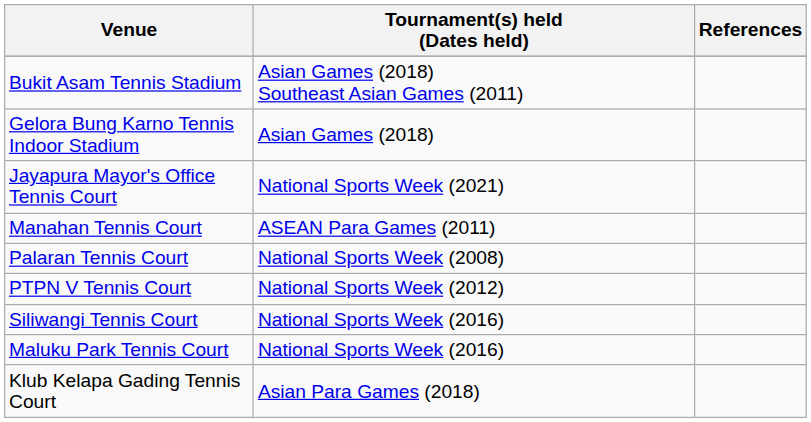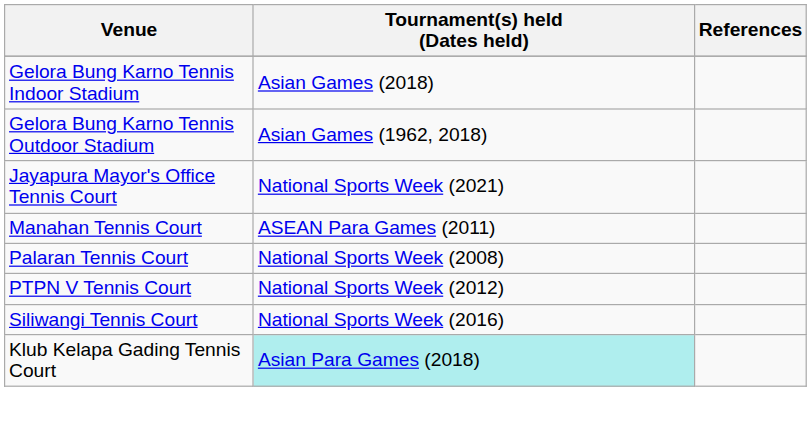- row: (125, 82)
+ row: (121, 134)
- row: (119, 349)
(369, 390) no background -> (369, 360) paleturquoise background
